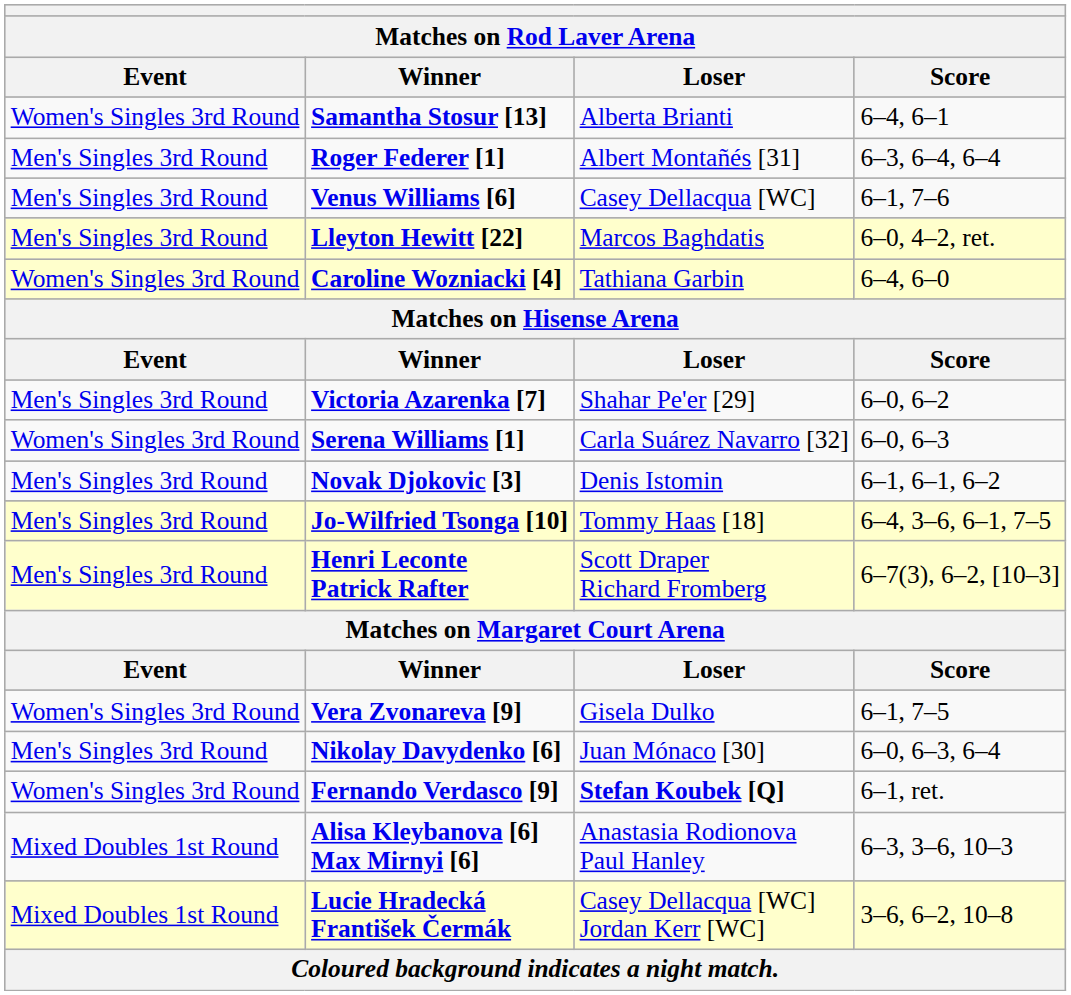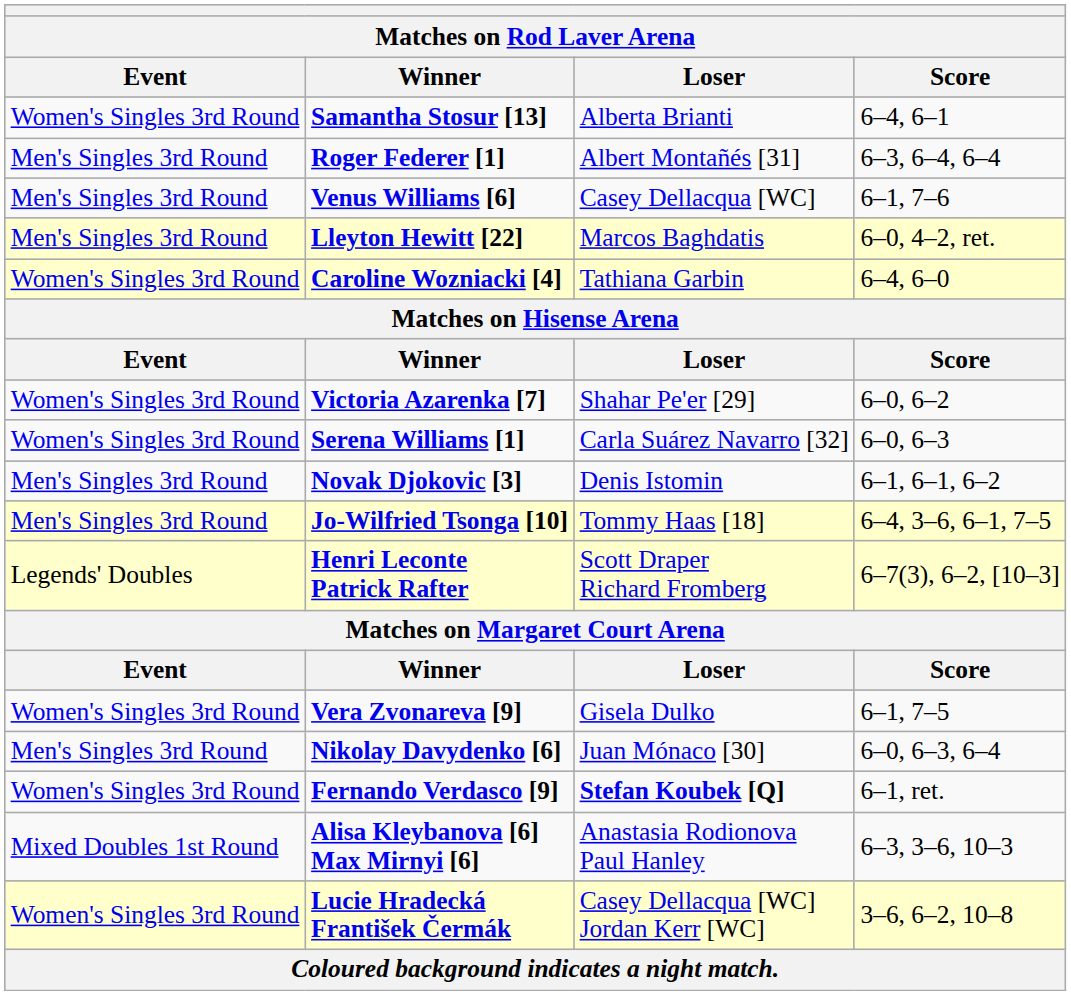(139, 399) Men's Singles 3rd Round -> (155, 399) Women's Singles 3rd Round
(139, 575) Men's Singles 3rd Round -> (102, 575) Legends' Doubles
(145, 914) Mixed Doubles 1st Round -> (155, 914) Women's Singles 3rd Round
